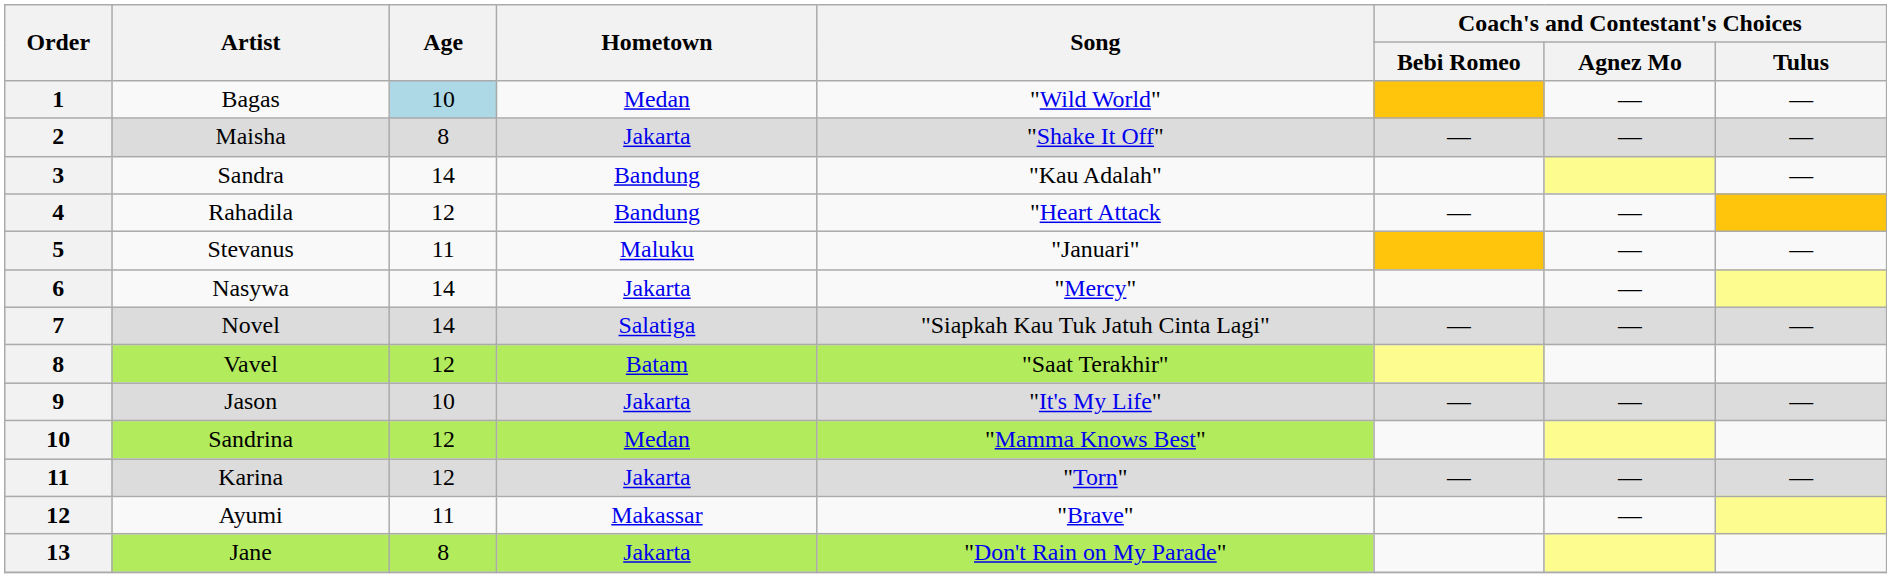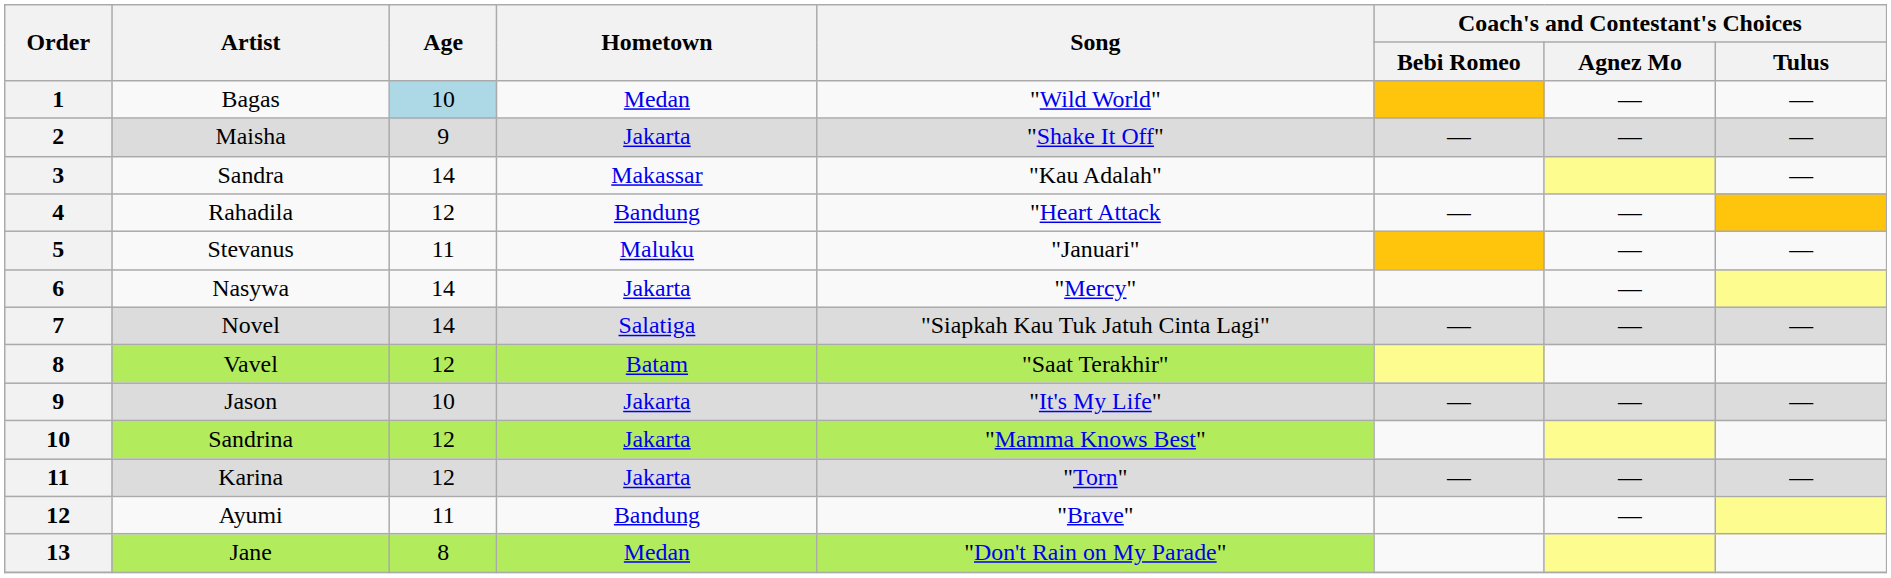(443, 136) 8 -> (443, 136) 9
(657, 174) Bandung -> (657, 174) Makassar
(657, 439) Medan -> (657, 439) Jakarta
(657, 514) Makassar -> (657, 514) Bandung
(657, 552) Jakarta -> (657, 552) Medan
